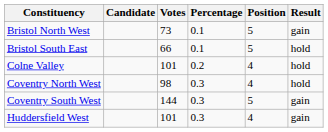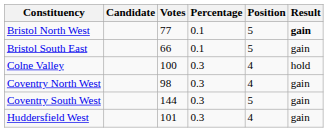(166, 30) 73 -> (166, 30) 77
(300, 30) normal -> (301, 30) bold
(301, 48) hold -> (300, 48) gain
(168, 65) 101 -> (168, 65) 100
(197, 65) 0.2 -> (197, 65) 0.3
(301, 83) hold -> (300, 83) gain
